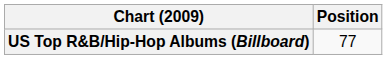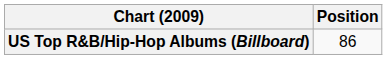(348, 41) 77 -> (348, 41) 86
